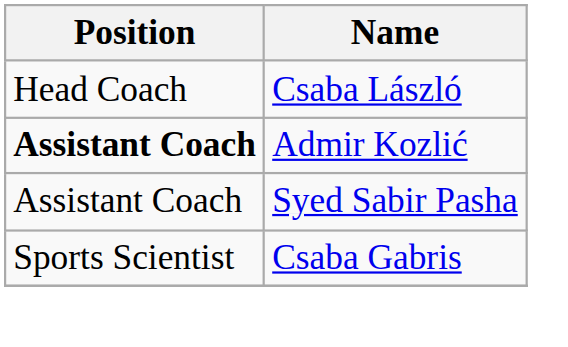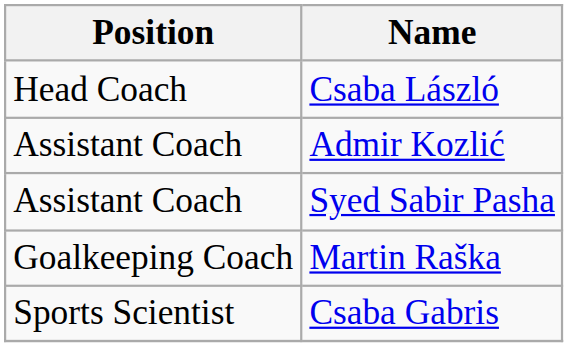(135, 144) bold -> (128, 144) normal
+ row: (405, 256)
